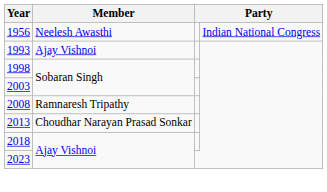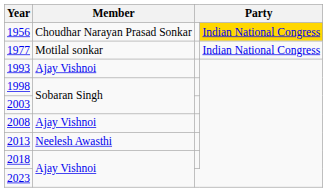(74, 31) Neelesh Awasthi -> (114, 31) Choudhar Narayan Prasad Sonkar
(261, 31) no background -> (261, 31) gold background
+ row: (19, 50)
(82, 104) Ramnaresh Tripathy -> (66, 123) Ajay Vishnoi
(114, 123) Choudhar Narayan Prasad Sonkar -> (74, 141) Neelesh Awasthi
